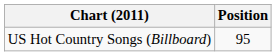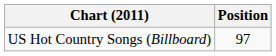(243, 39) 95 -> (243, 39) 97
